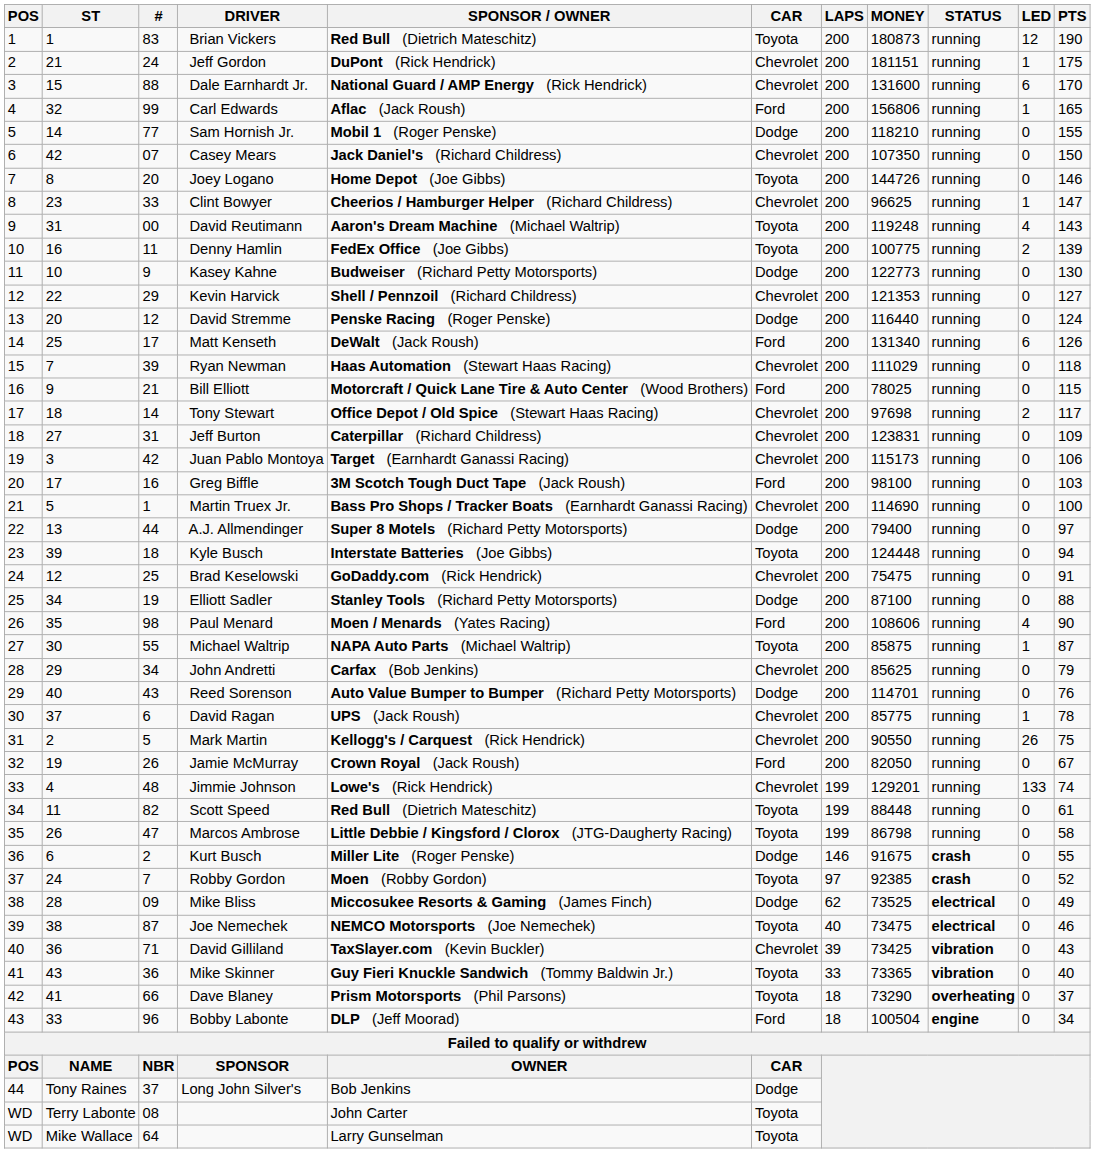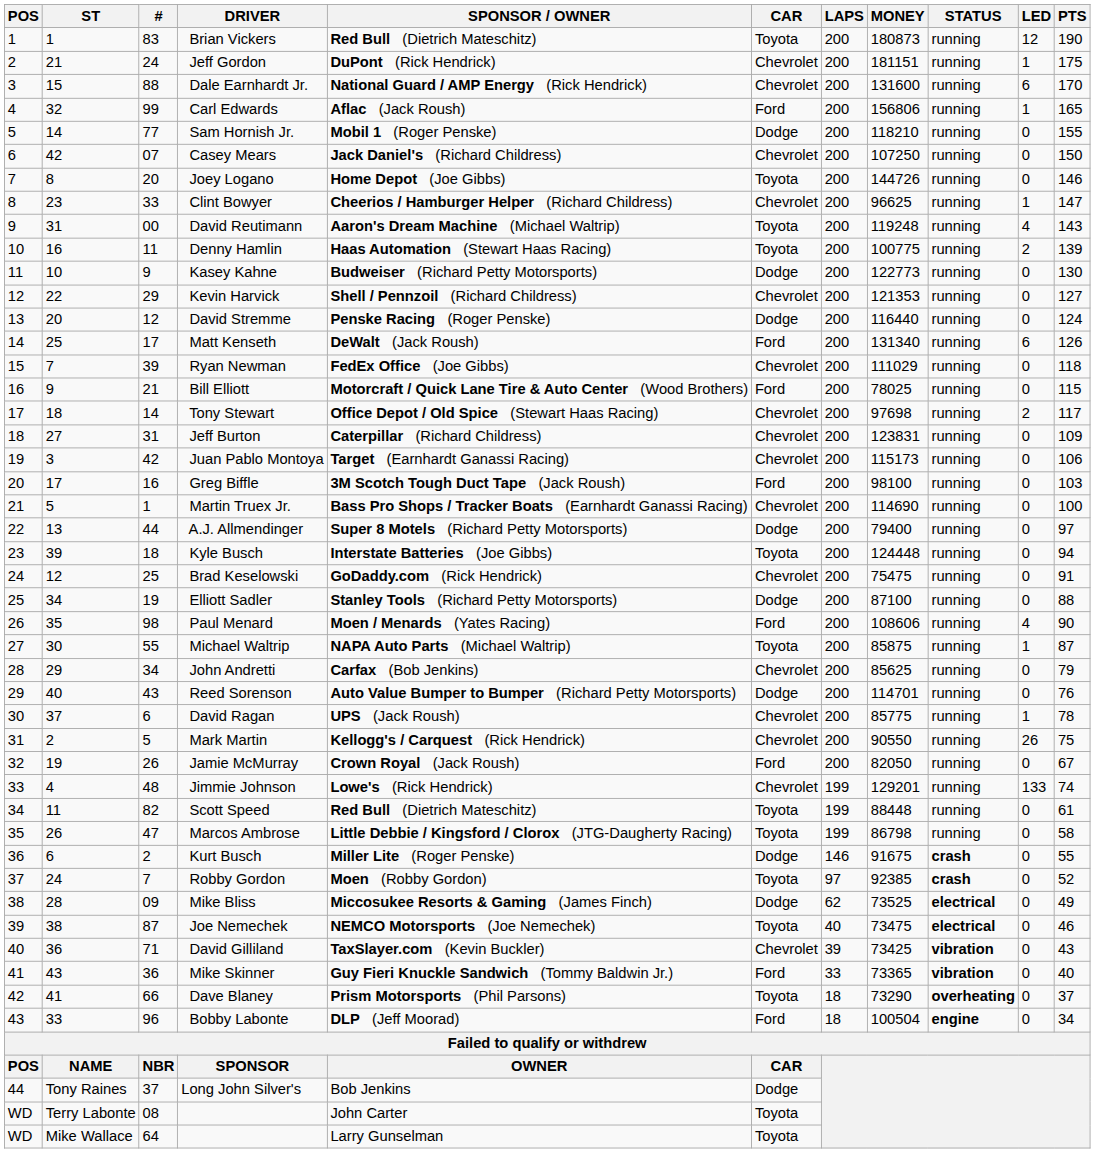(895, 156) 107350 -> (895, 156) 107250
(420, 249) FedEx Office (Joe Gibbs) -> (471, 249) Haas Automation (Stewart Haas Racing)
(471, 366) Haas Automation (Stewart Haas Racing) -> (420, 366) FedEx Office (Joe Gibbs)
(777, 973) Toyota -> (770, 973) Ford
